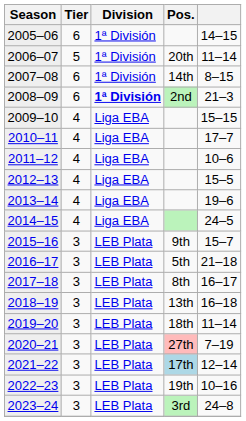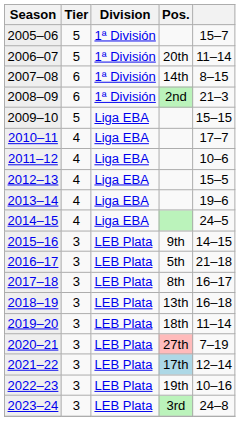(76, 35) 6 -> (76, 35) 5
(219, 35) 14–15 -> (214, 35) 15–7
(128, 97) bold -> (125, 97) normal
(76, 117) 4 -> (76, 117) 5
(219, 241) 15–7 -> (214, 241) 14–15
